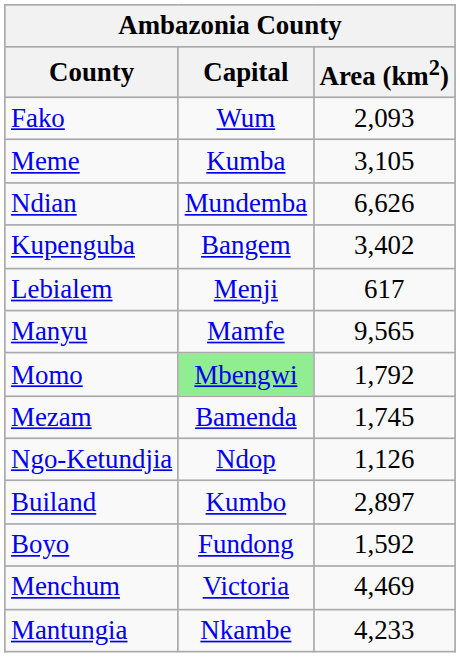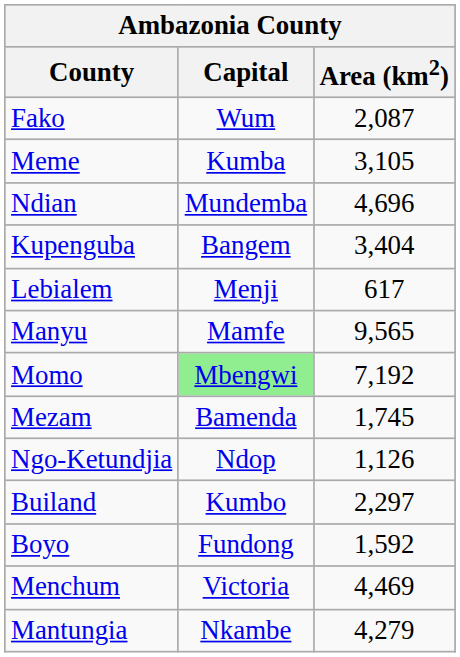(384, 118) 2,093 -> (384, 118) 2,087
(384, 203) 6,626 -> (384, 203) 4,696
(384, 246) 3,402 -> (384, 246) 3,404
(384, 374) 1,792 -> (384, 374) 7,192
(384, 502) 2,897 -> (384, 502) 2,297
(384, 629) 4,233 -> (384, 629) 4,279
